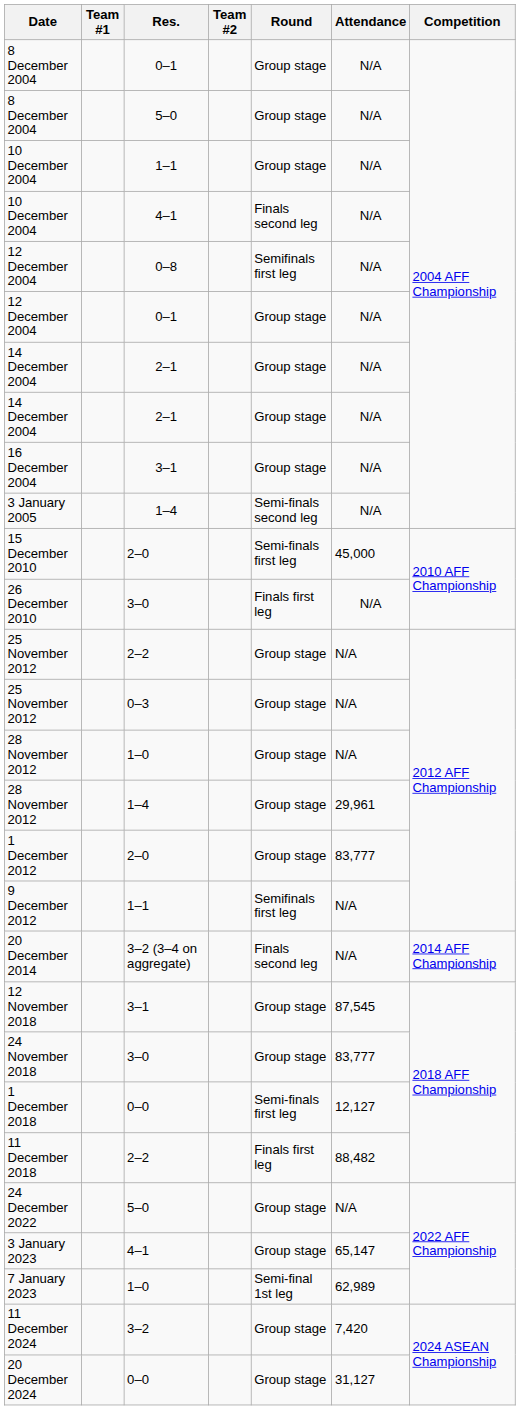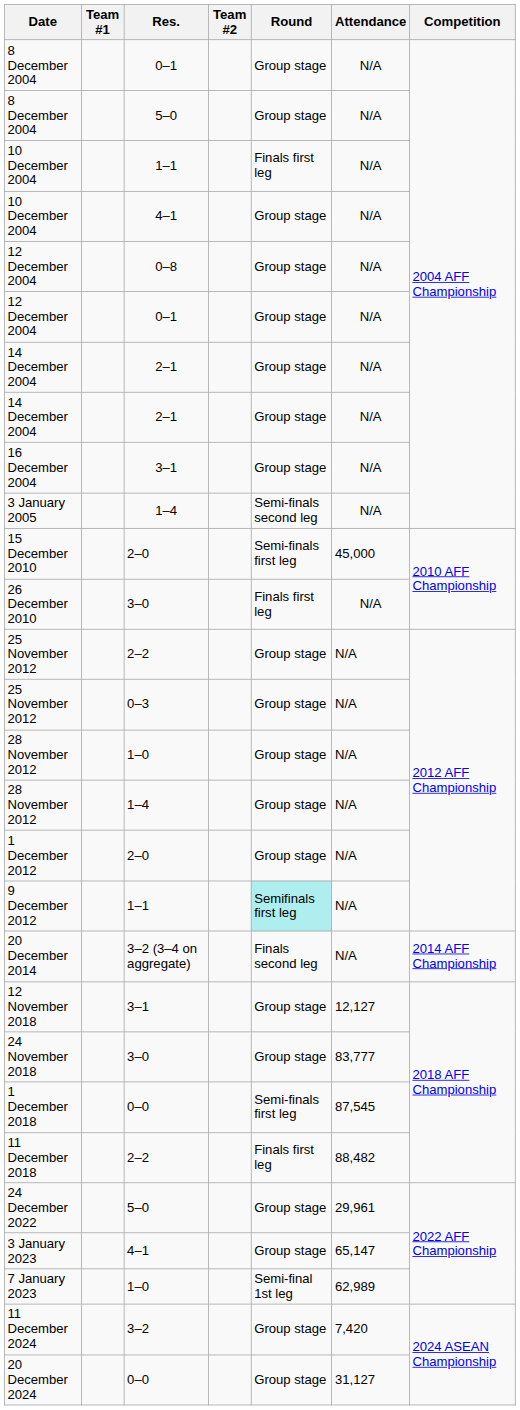(290, 165) Group stage -> (284, 165) Finals first leg
(286, 216) Finals second leg -> (290, 216) Group stage
(284, 266) Semifinals first leg -> (290, 266) Group stage
(355, 805) 29,961 -> (346, 805) N/A
(355, 855) 83,777 -> (346, 855) N/A
(284, 906) no background -> (284, 906) paleturquoise background
(355, 1006) 87,545 -> (355, 1006) 12,127
(355, 1107) 12,127 -> (355, 1107) 87,545
(346, 1208) N/A -> (355, 1208) 29,961
